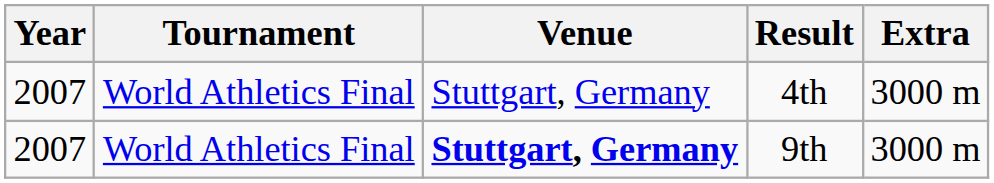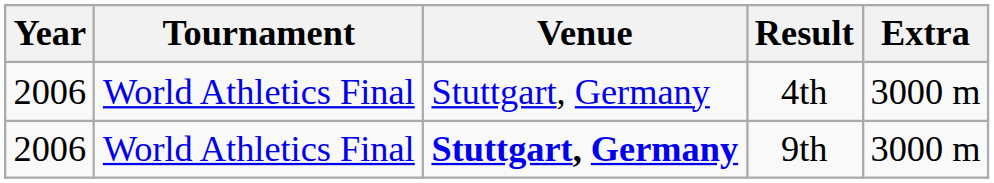(50, 90) 2007 -> (50, 90) 2006
(50, 148) 2007 -> (50, 148) 2006
